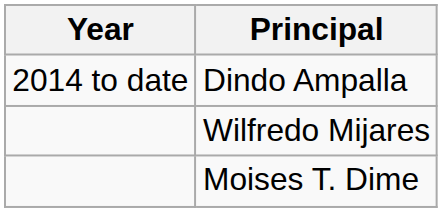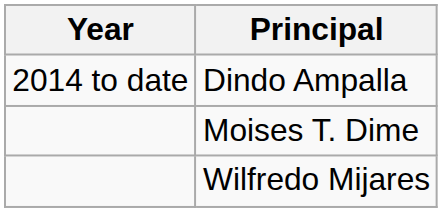rows swapped: (317, 130) <-> (311, 180)
